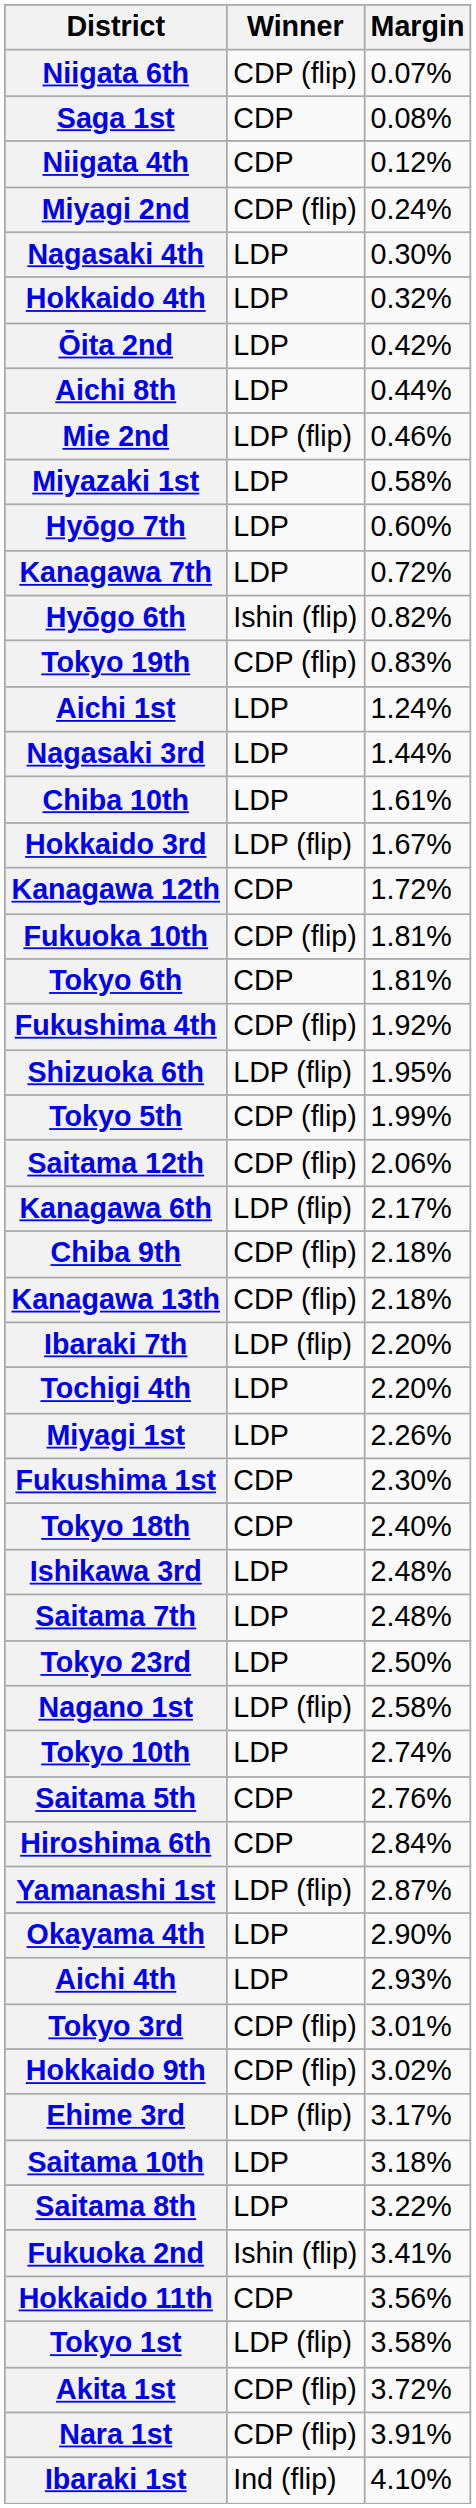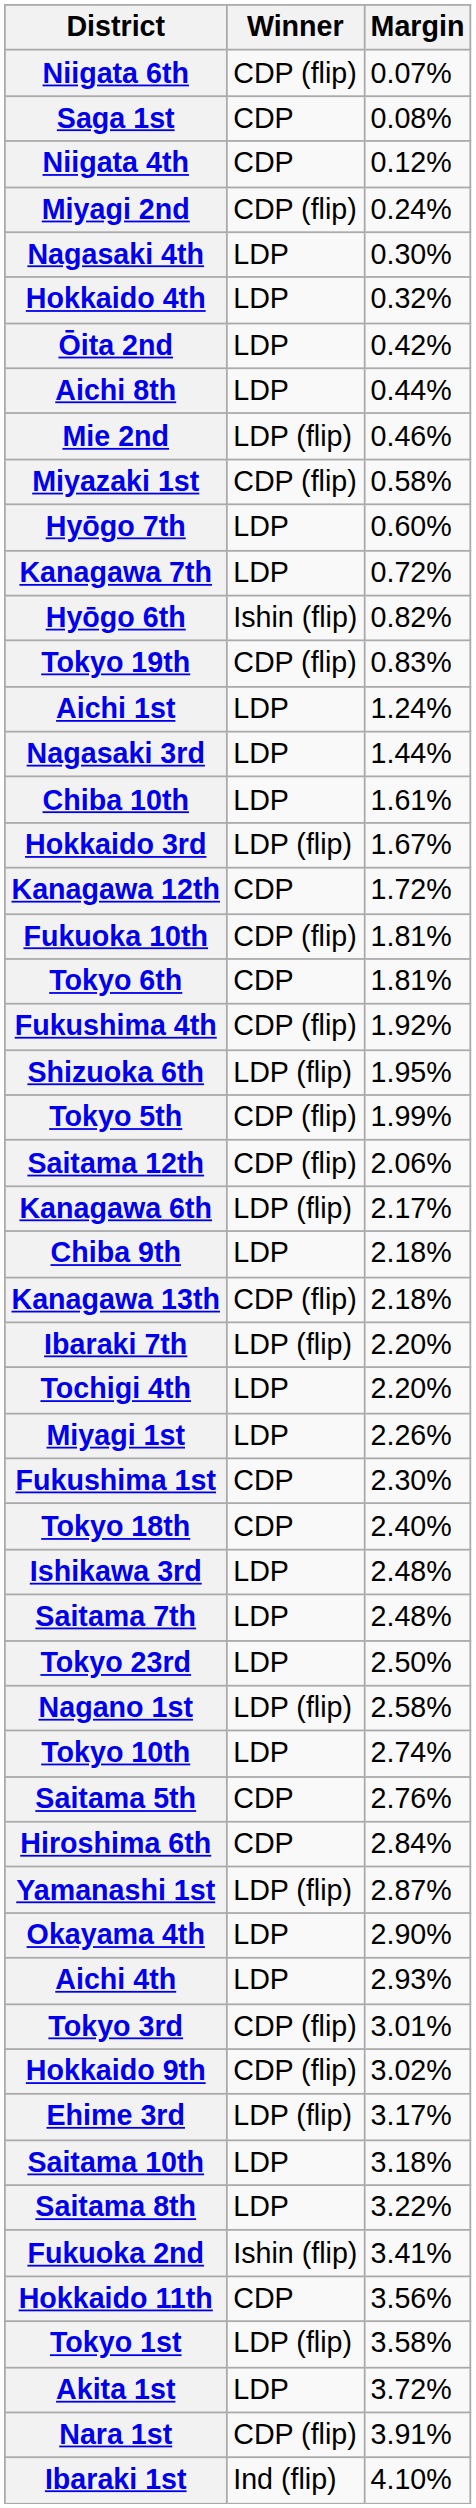(261, 481) LDP -> (295, 481) CDP (flip)
(295, 1253) CDP (flip) -> (261, 1253) LDP
(295, 2389) CDP (flip) -> (261, 2389) LDP
